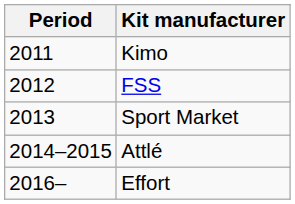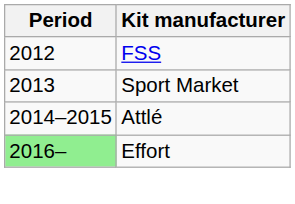- row: (145, 53)
(38, 183) no background -> (38, 150) lightgreen background
